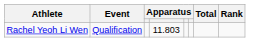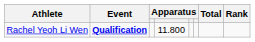(117, 30) normal -> (120, 30) bold
(166, 30) 11.803 -> (171, 30) 11.800
